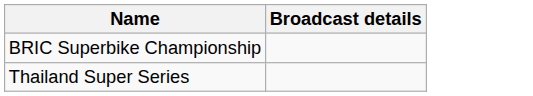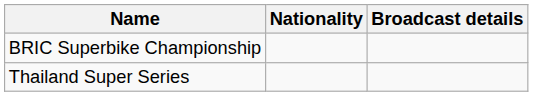+ column: (316, 18)
